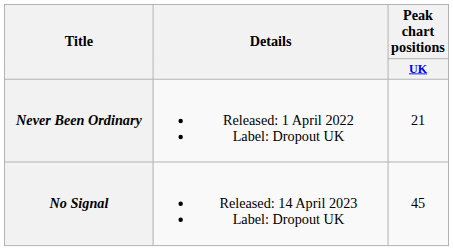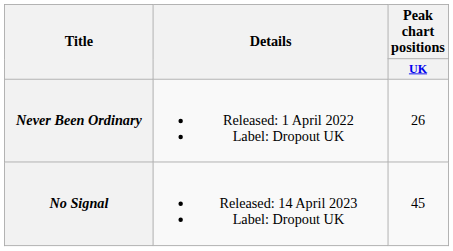(418, 120) 21 -> (418, 120) 26
